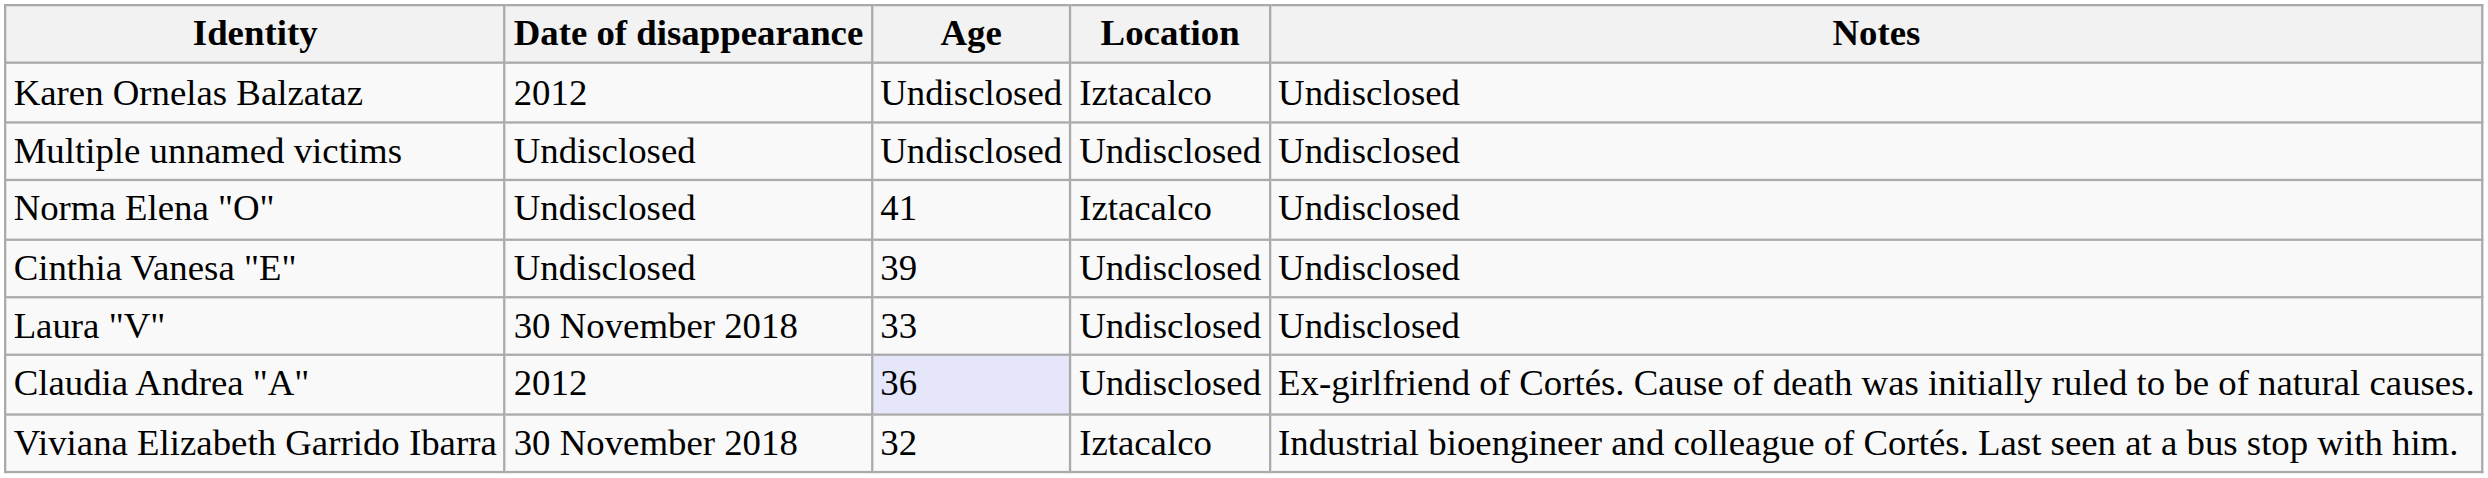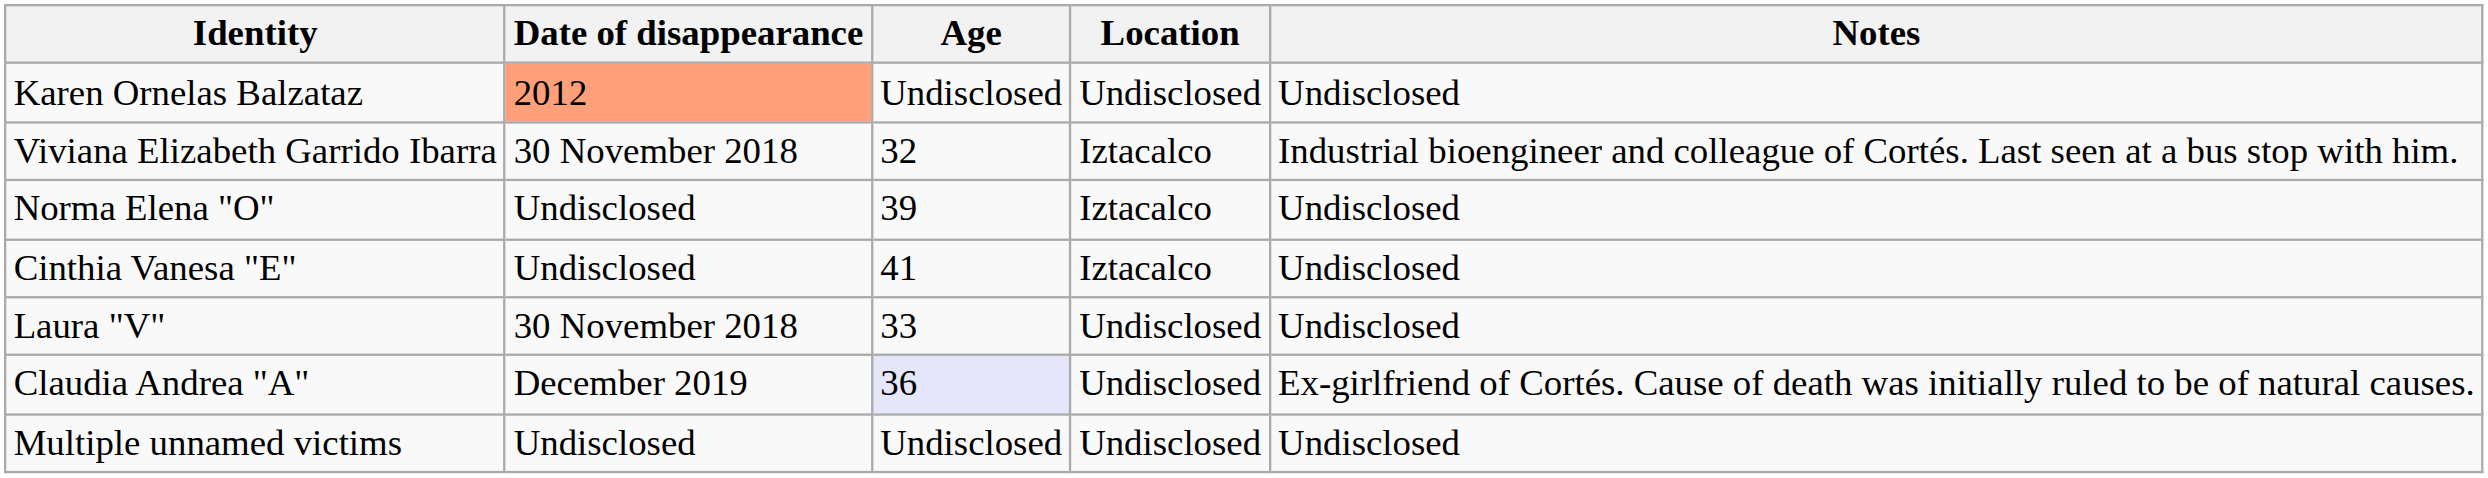(551, 92) no background -> (551, 92) lightsalmon background
(1146, 92) Iztacalco -> (1170, 92) Undisclosed
rows swapped: (255, 442) <-> (208, 150)
(899, 208) 41 -> (899, 208) 39
(899, 267) 39 -> (899, 267) 41
(1170, 267) Undisclosed -> (1146, 267) Iztacalco
(551, 383) 2012 -> (631, 383) December 2019
